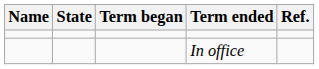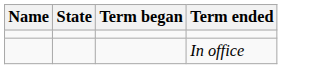- column: (295, 17)
